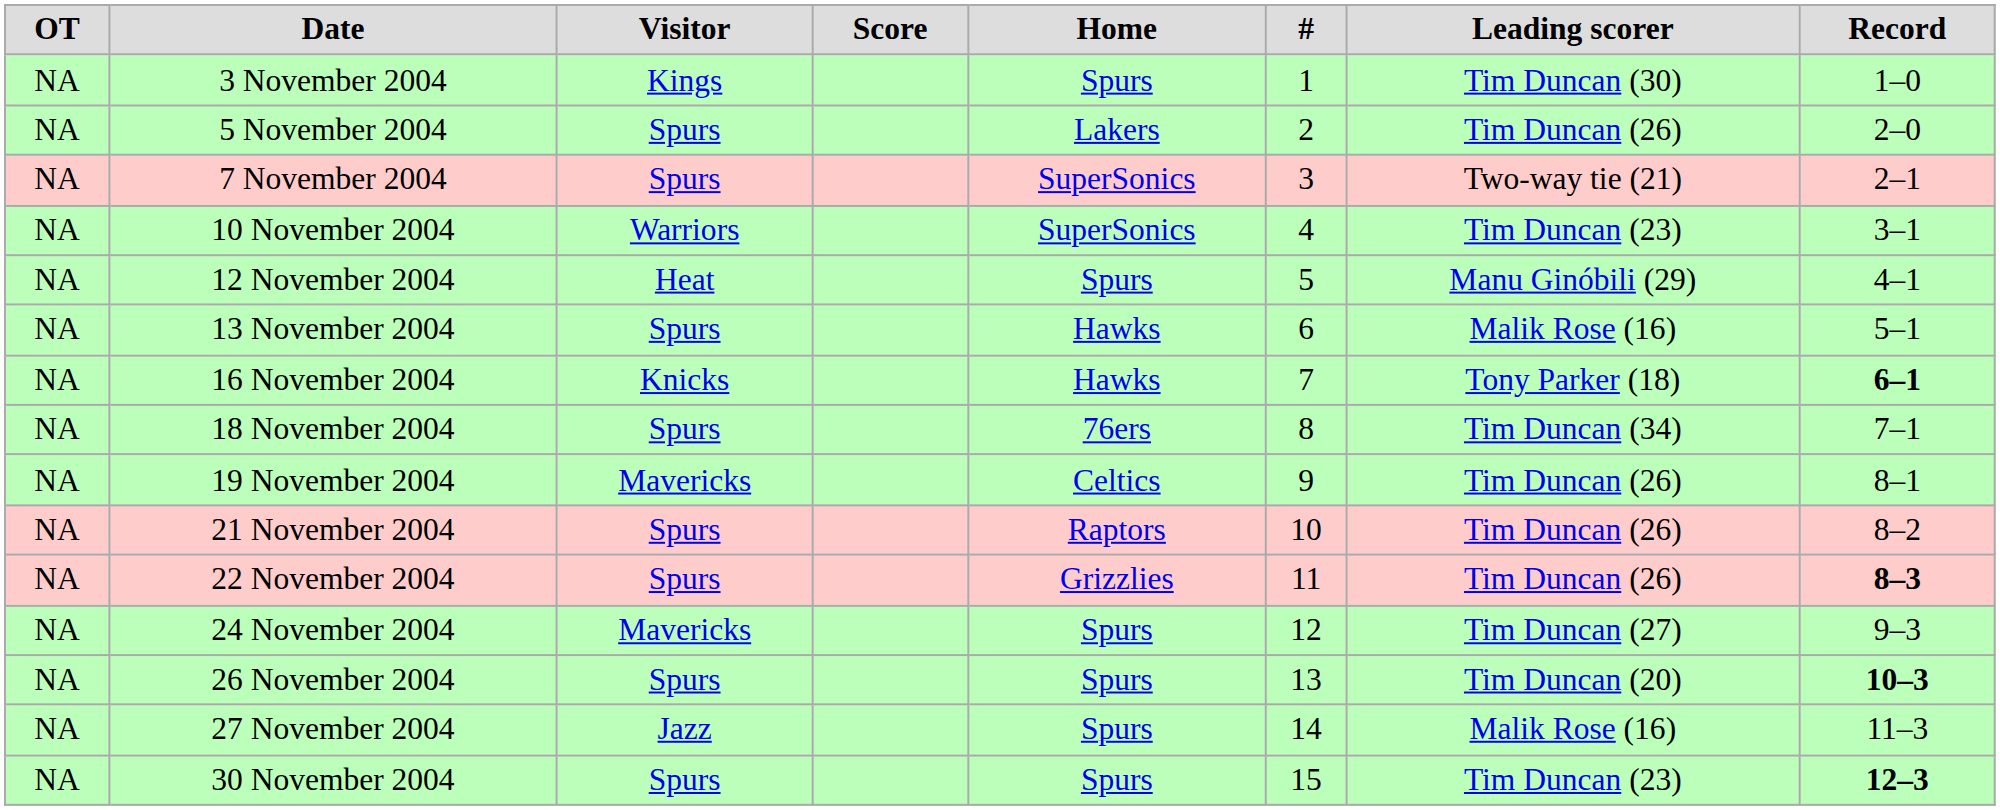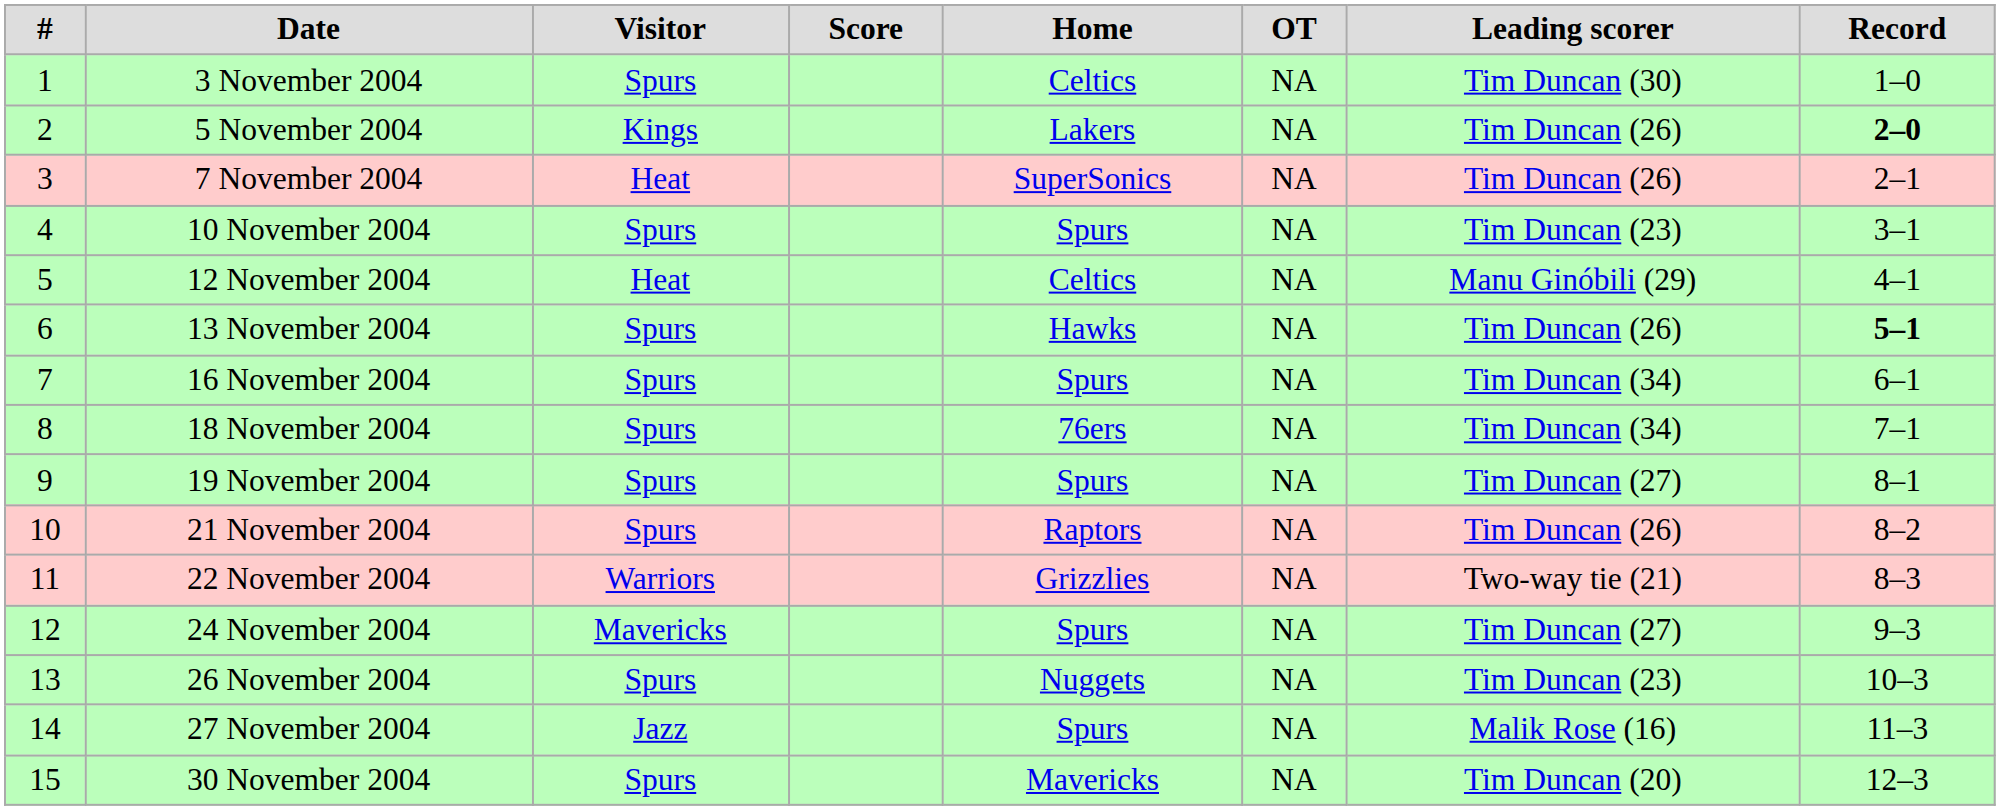columns swapped: (1306, 29) <-> (57, 29)
(685, 79) Kings -> (660, 79) Spurs
(1117, 79) Spurs -> (1092, 79) Celtics
(685, 129) Spurs -> (660, 129) Kings
(1897, 129) normal -> (1897, 129) bold
(685, 179) Spurs -> (660, 179) Heat
(1573, 179) Two-way tie (21) -> (1573, 179) Tim Duncan (26)
(685, 229) Warriors -> (660, 229) Spurs
(1117, 229) SuperSonics -> (1092, 229) Spurs
(1117, 279) Spurs -> (1092, 279) Celtics
(1573, 329) Malik Rose (16) -> (1573, 329) Tim Duncan (26)
(1897, 329) normal -> (1897, 329) bold
(685, 379) Knicks -> (660, 379) Spurs
(1117, 379) Hawks -> (1092, 379) Spurs
(1573, 379) Tony Parker (18) -> (1573, 379) Tim Duncan (34)
(1897, 379) bold -> (1897, 379) normal
(685, 479) Mavericks -> (660, 479) Spurs
(1117, 479) Celtics -> (1092, 479) Spurs
(1573, 479) Tim Duncan (26) -> (1573, 479) Tim Duncan (27)
(685, 579) Spurs -> (660, 579) Warriors
(1573, 579) Tim Duncan (26) -> (1573, 579) Two-way tie (21)
(1897, 579) bold -> (1897, 579) normal
(1117, 679) Spurs -> (1092, 679) Nuggets
(1573, 679) Tim Duncan (20) -> (1573, 679) Tim Duncan (23)
(1897, 679) bold -> (1897, 679) normal
(1117, 779) Spurs -> (1092, 779) Mavericks
(1573, 779) Tim Duncan (23) -> (1573, 779) Tim Duncan (20)
(1897, 779) bold -> (1897, 779) normal
